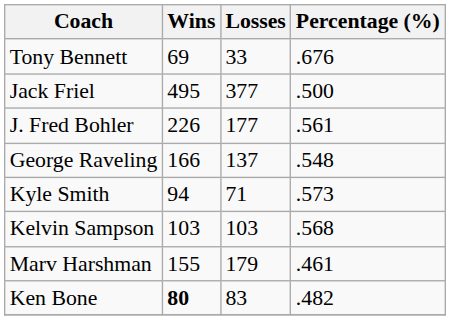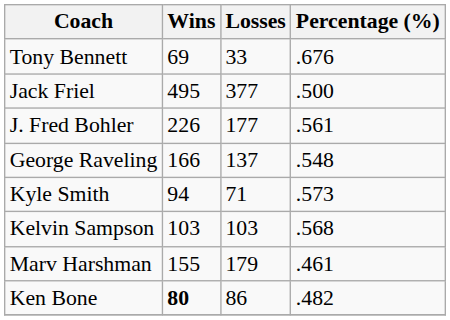(236, 297) 83 -> (236, 297) 86
